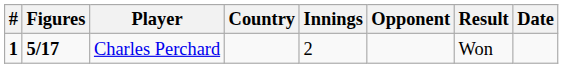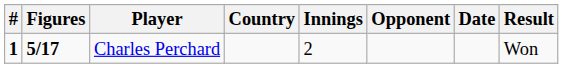columns swapped: (536, 19) <-> (484, 19)
